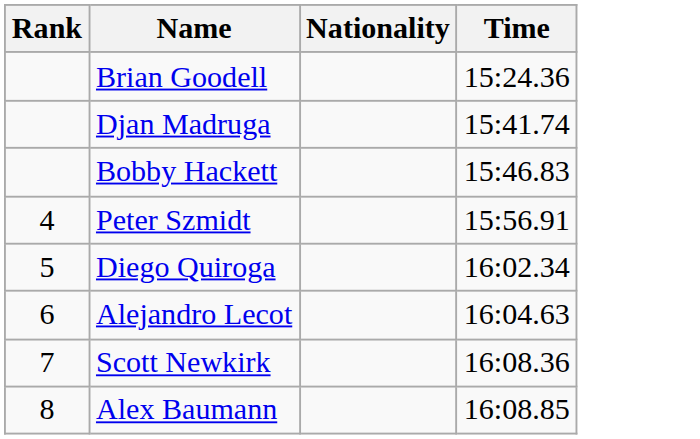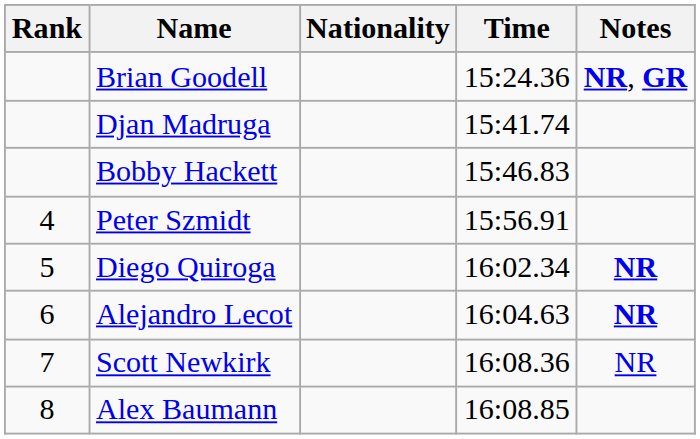+ column: (636, 28)
